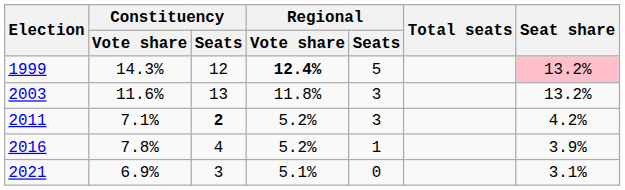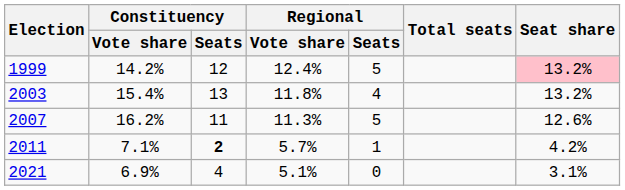(140, 69) 14.3% -> (140, 69) 14.2%
(298, 69) bold -> (298, 69) normal
(140, 95) 11.6% -> (140, 95) 15.4%
(376, 95) 3 -> (376, 95) 4
+ row: (27, 121)
(298, 121) 5.2% -> (298, 147) 5.7%
(376, 121) 3 -> (376, 147) 1
- row: (27, 147)
(219, 173) 3 -> (219, 173) 4
